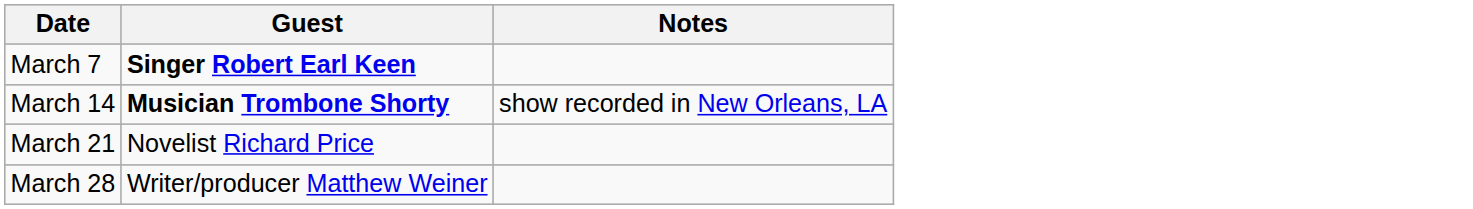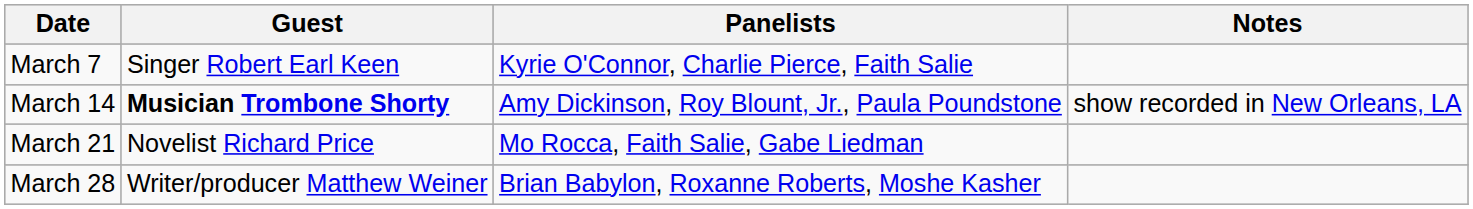+ column: (780, 24)
(271, 64) bold -> (263, 64) normal
